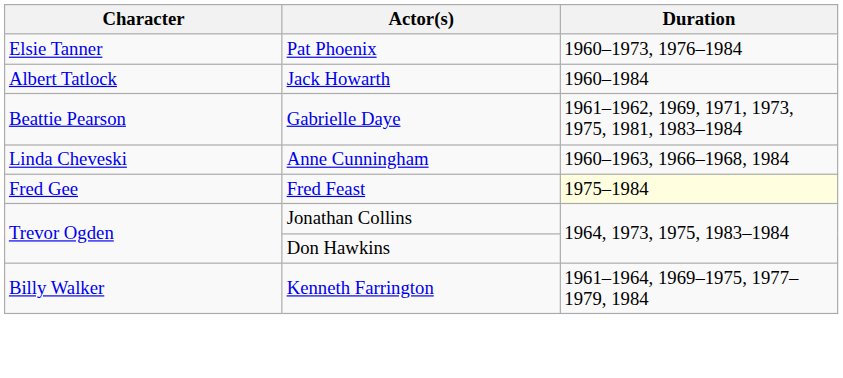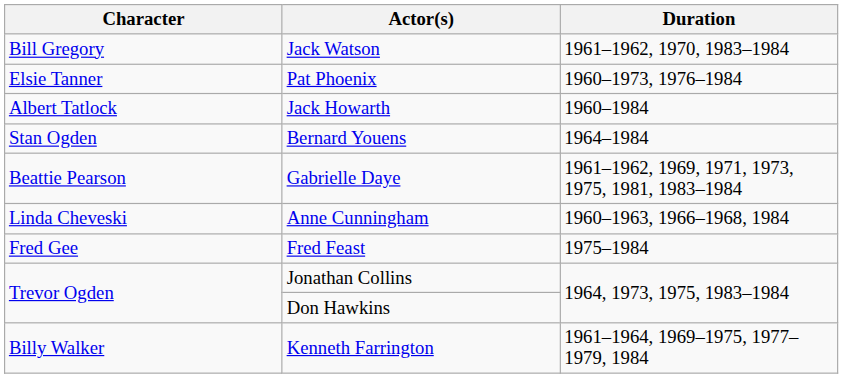+ row: (333, 49)
+ row: (346, 138)
(606, 188) lightyellow background -> (606, 248) no background
